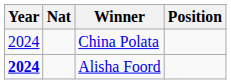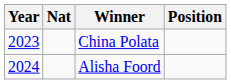(24, 41) 2024 -> (24, 41) 2023
(24, 66) bold -> (24, 66) normal
